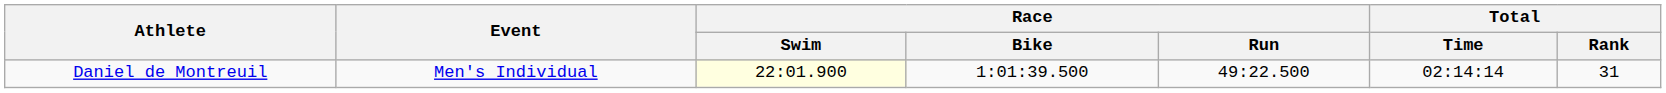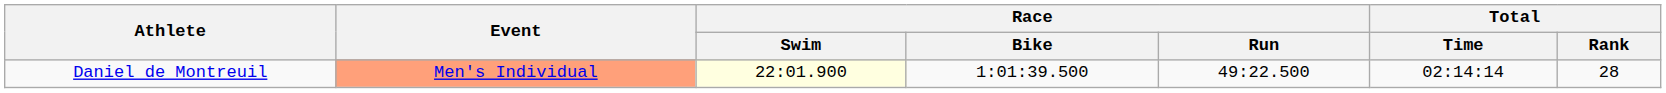(516, 74) no background -> (516, 74) lightsalmon background
(1609, 74) 31 -> (1609, 74) 28
